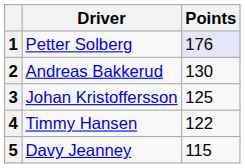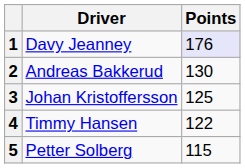(79, 44) Petter Solberg -> (78, 44) Davy Jeanney
(78, 150) Davy Jeanney -> (79, 150) Petter Solberg
